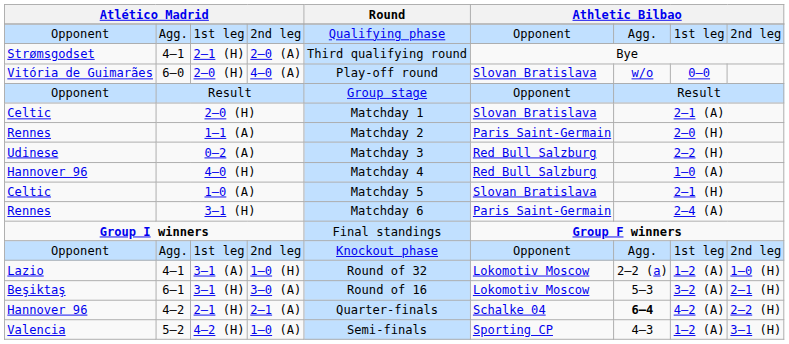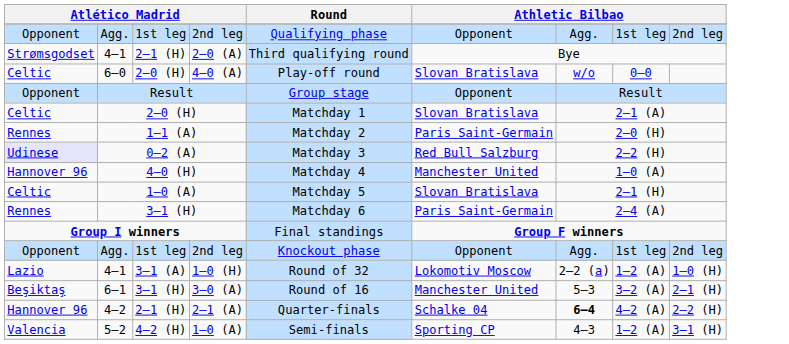(80, 73) Vitória de Guimarães -> (29, 73) Celtic
(33, 152) no background -> (33, 152) lavender background
(535, 172) Red Bull Salzburg -> (477, 172) Manchester United
(531, 290) Lokomotiv Moscow -> (477, 290) Manchester United
